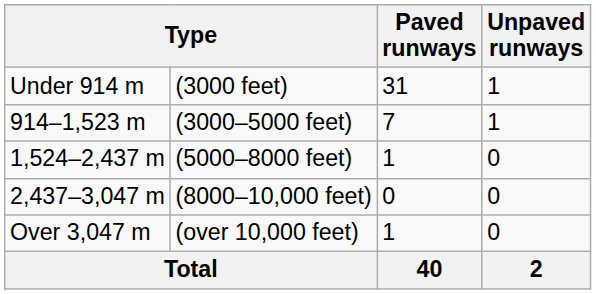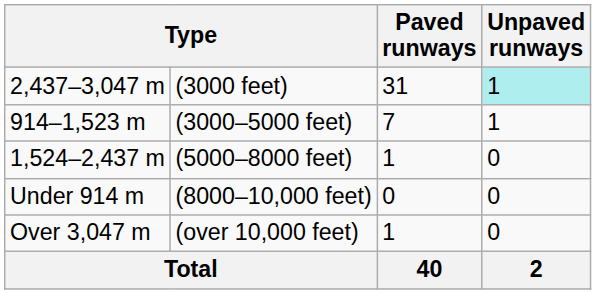(77, 85) Under 914 m -> (87, 85) 2,437–3,047 m
(494, 85) no background -> (494, 85) paleturquoise background
(87, 196) 2,437–3,047 m -> (77, 196) Under 914 m
